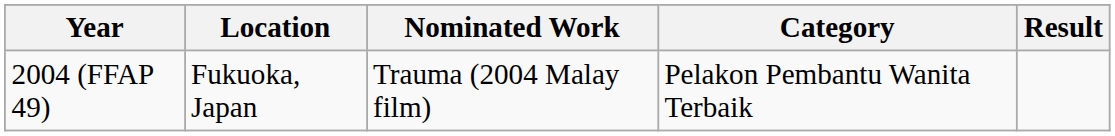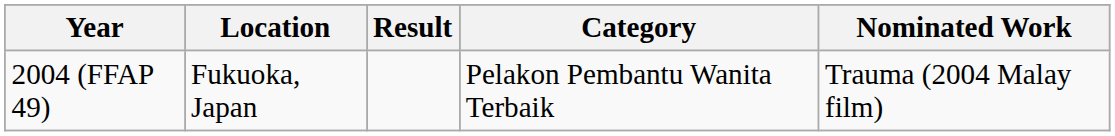columns swapped: (512, 27) <-> (1063, 27)
